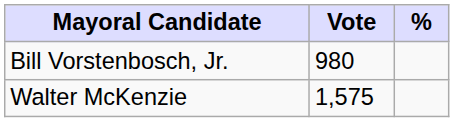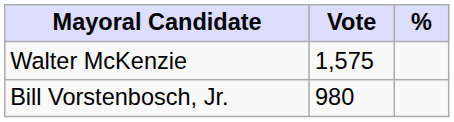rows swapped: (99, 97) <-> (119, 60)
